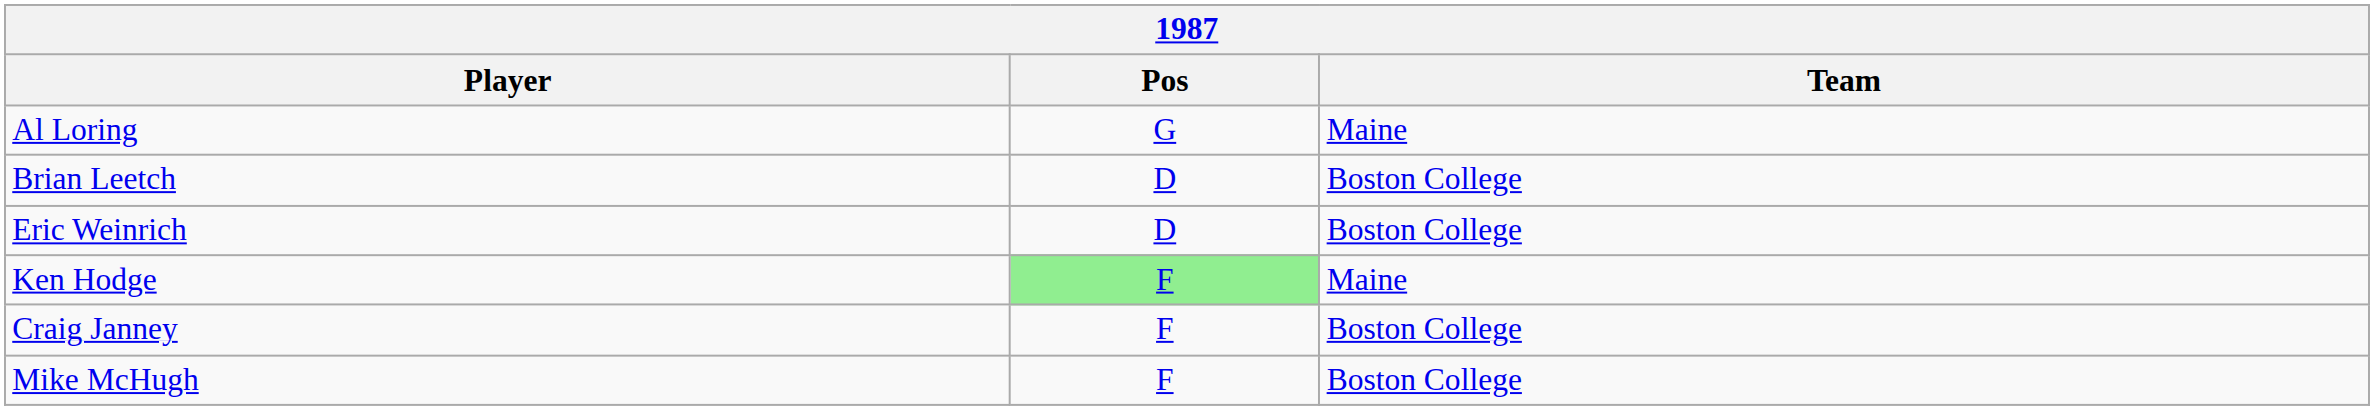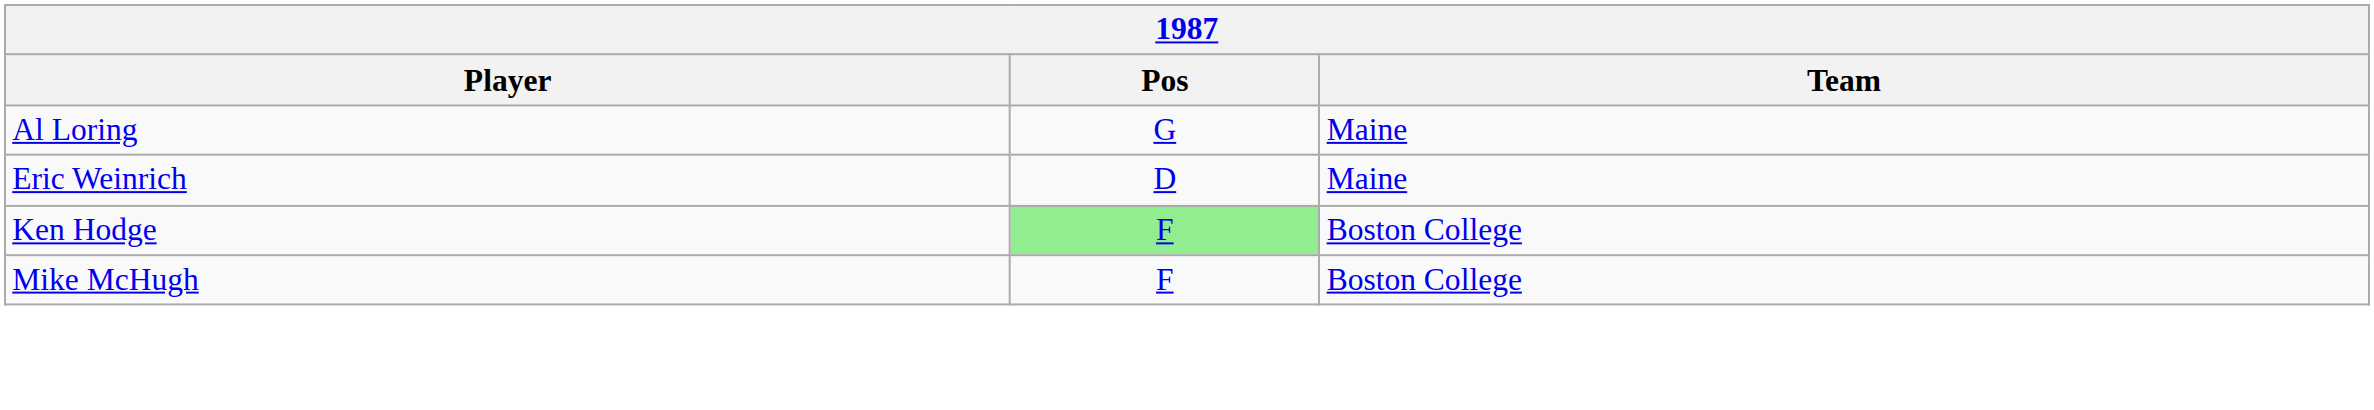- row: (94, 179)
(1424, 229) Boston College -> (1367, 179) Maine
(1367, 279) Maine -> (1424, 229) Boston College
- row: (95, 329)
